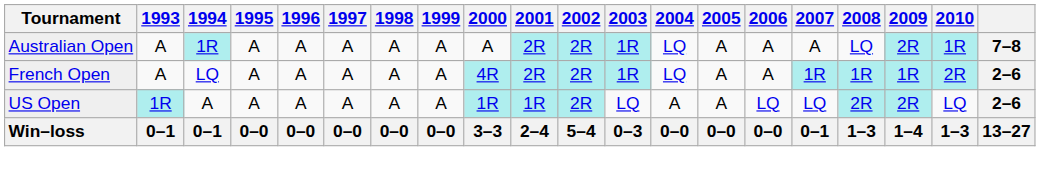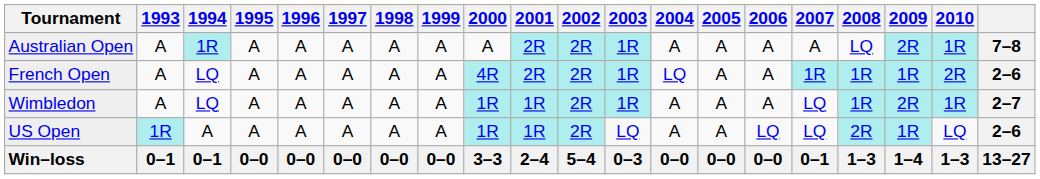(675, 46) LQ -> (675, 46) A
+ row: (52, 102)
(908, 102) 2R -> (908, 130) 1R
